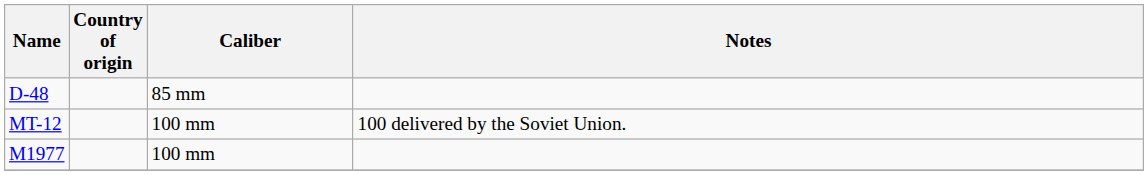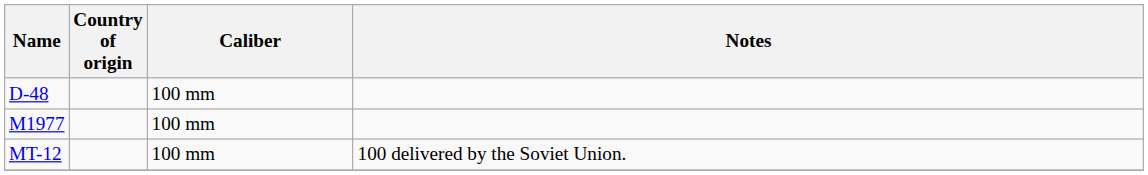(178, 93) 85 mm -> (183, 93) 100 mm
rows swapped: (35, 123) <-> (37, 154)
